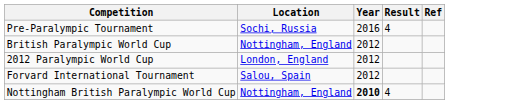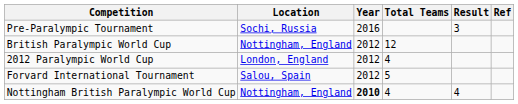+ column: (417, 12)
(388, 28) 4 -> (457, 28) 3
